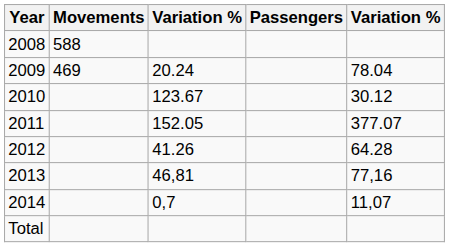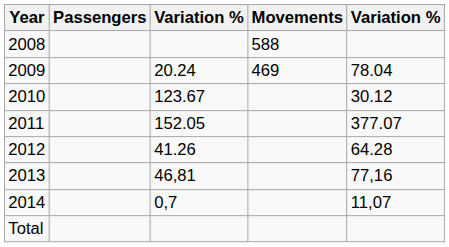columns swapped: (99, 17) <-> (296, 17)
